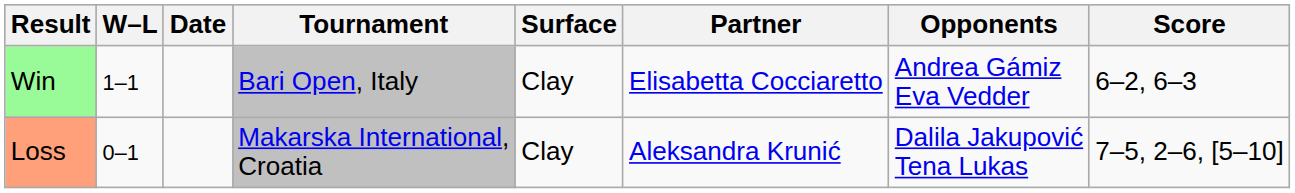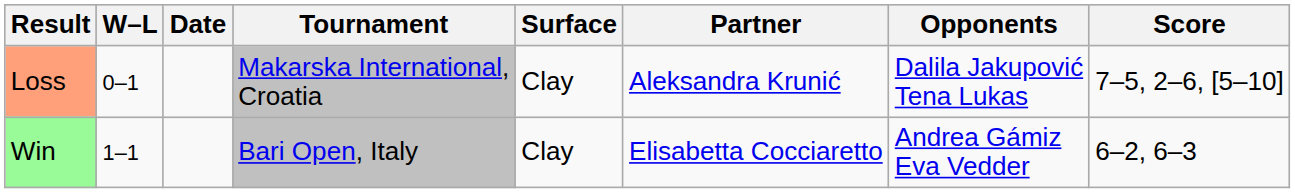rows swapped: (38, 151) <-> (33, 81)
